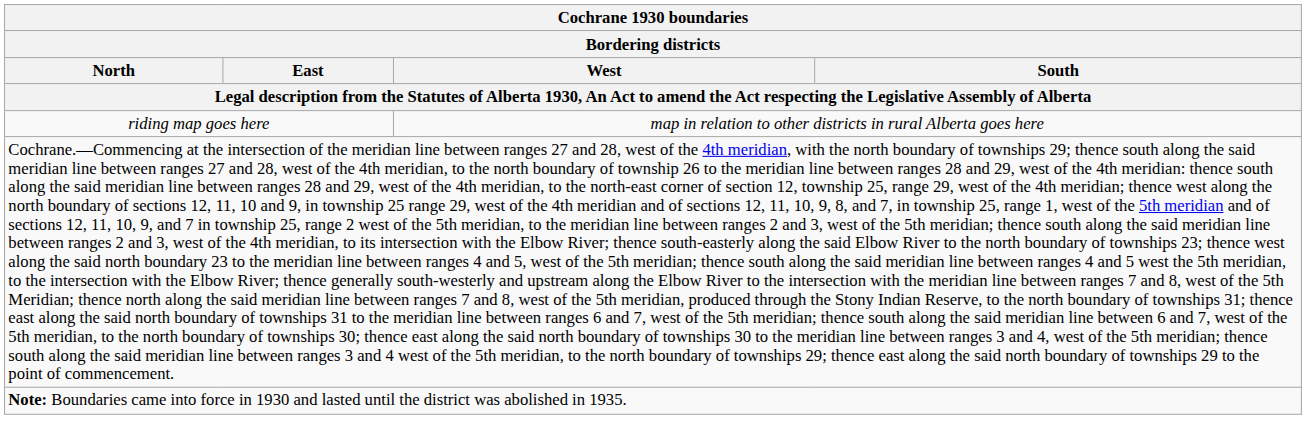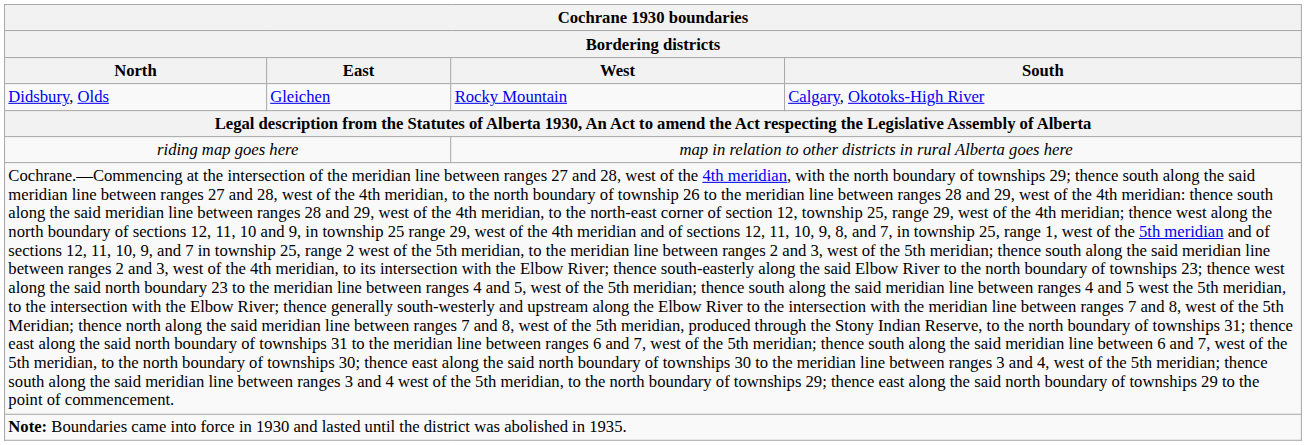+ row: (59, 96)
